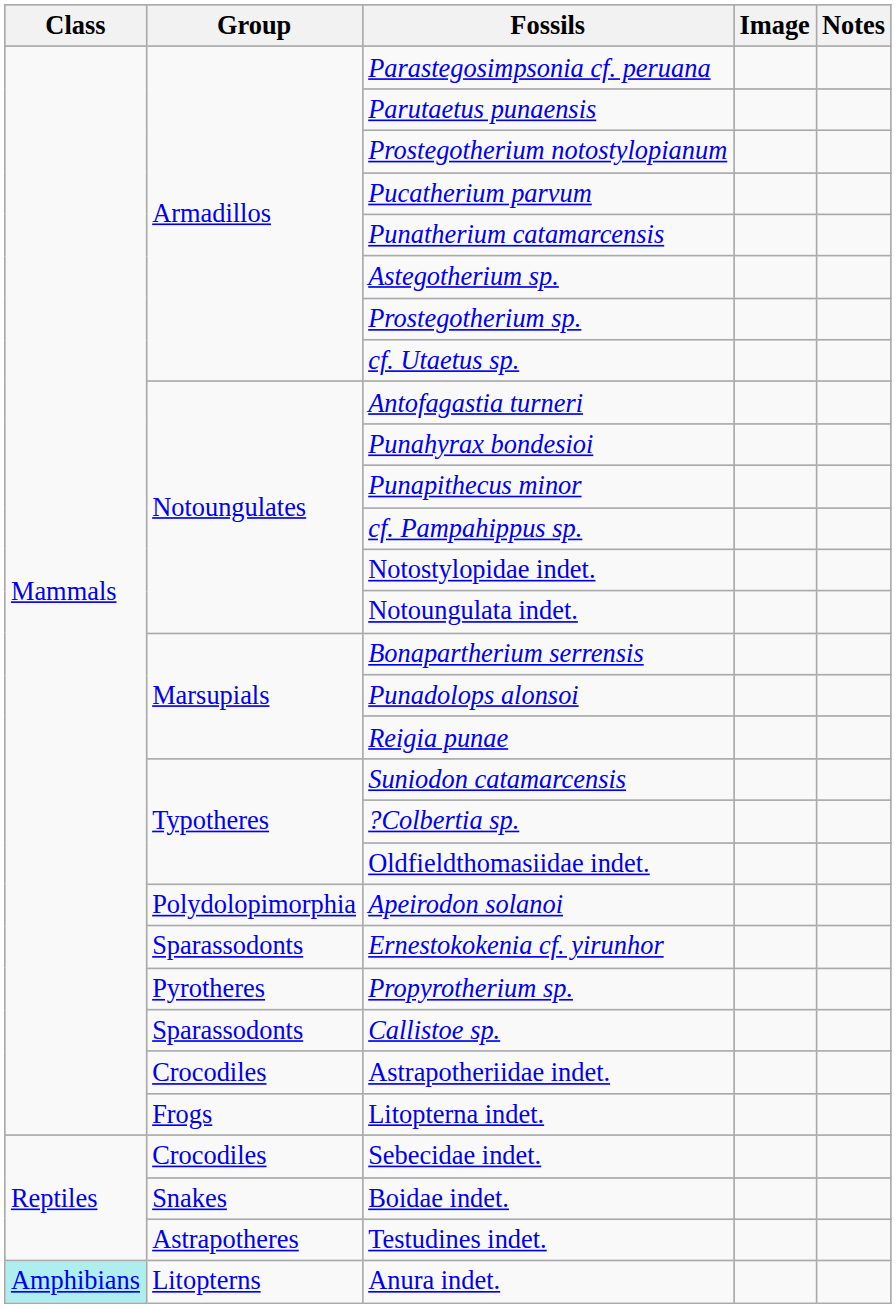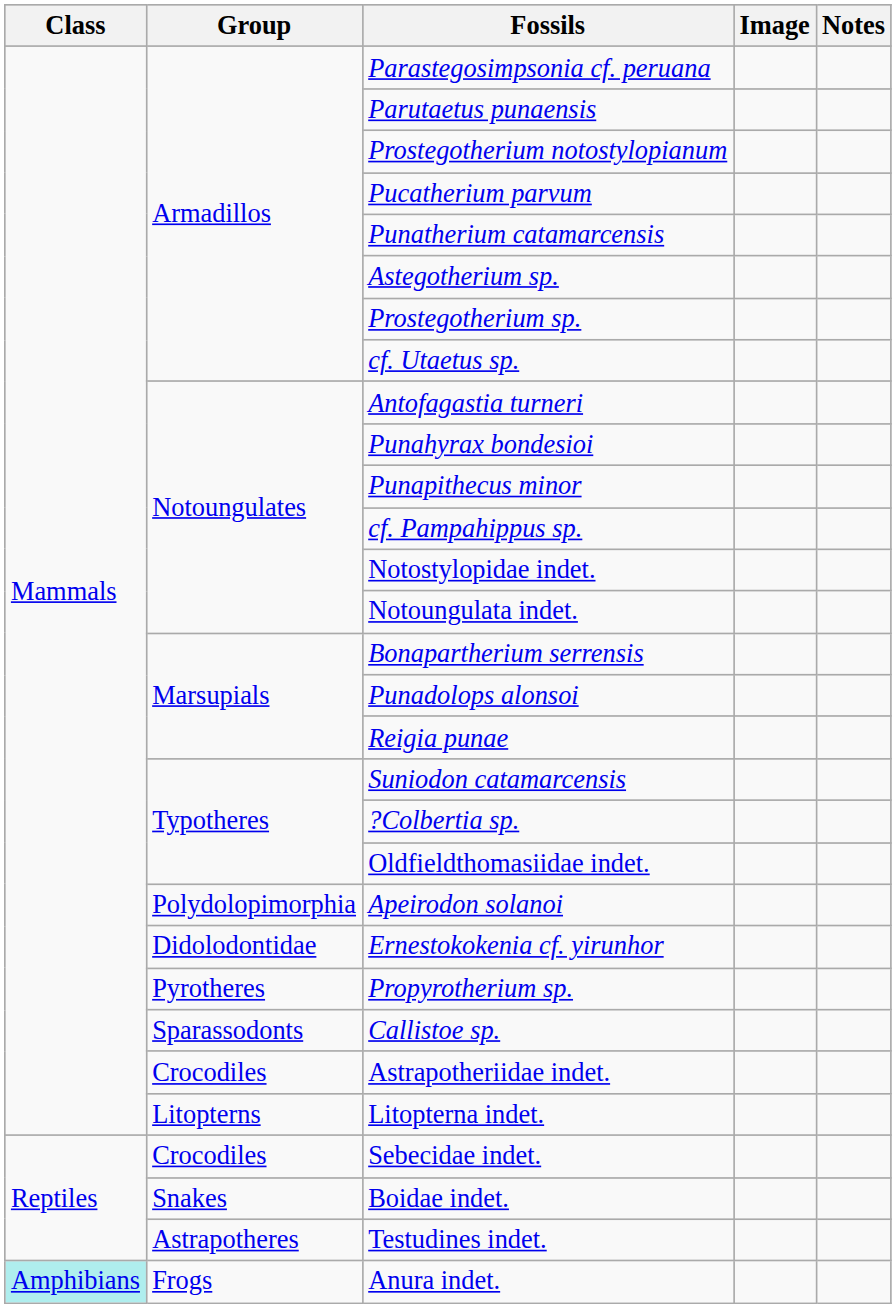(228, 946) Sparassodonts -> (234, 946) Didolodontidae
(182, 1114) Frogs -> (206, 1114) Litopterns
(206, 1281) Litopterns -> (182, 1281) Frogs
